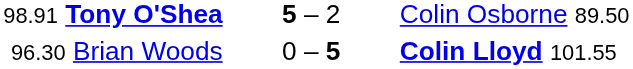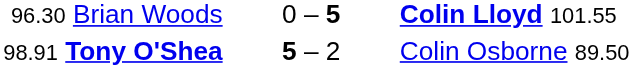rows swapped: (117, 50) <-> (113, 14)
